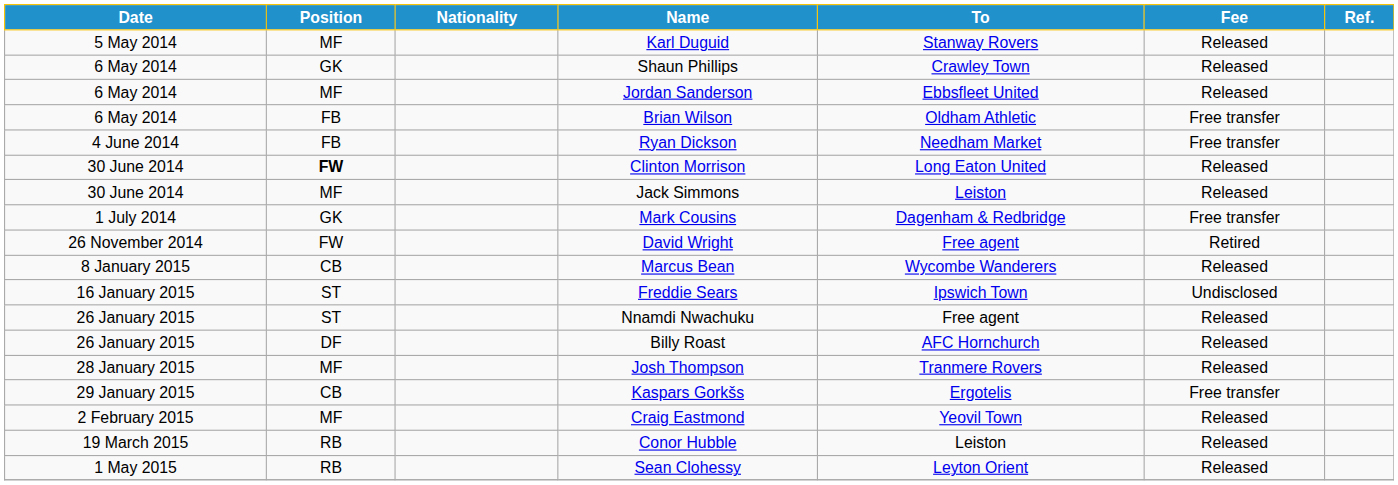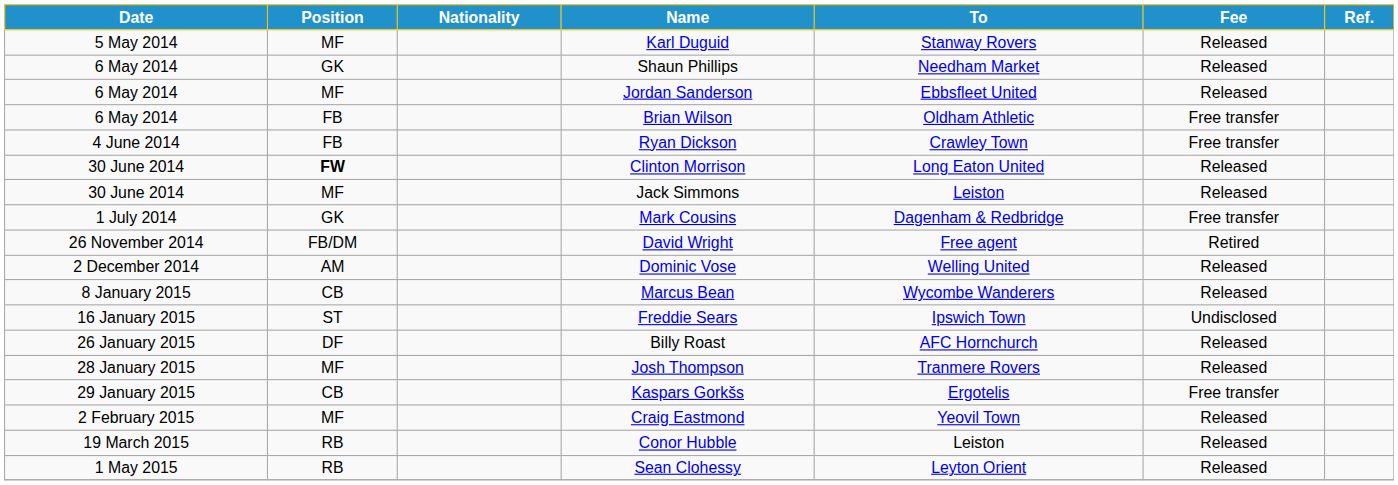(981, 68) Crawley Town -> (979, 68) Needham Market
(981, 143) Needham Market -> (979, 143) Crawley Town
(331, 243) FW -> (333, 243) FB/DM
+ row: (688, 268)
- row: (688, 318)
